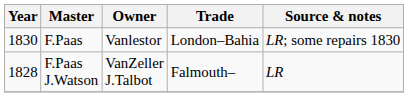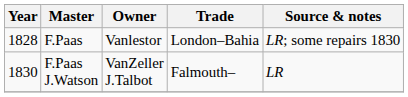(23, 39) 1830 -> (23, 39) 1828
(23, 71) 1828 -> (23, 71) 1830
